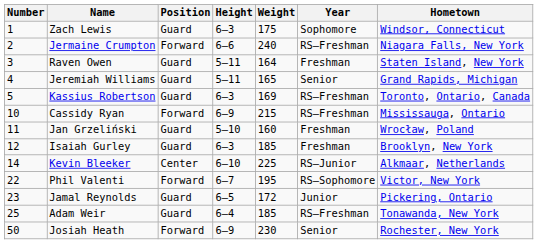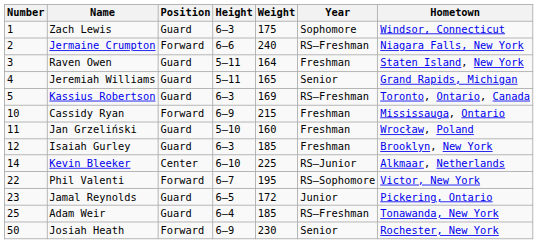(335, 114) RS–Freshman -> (325, 114) Freshman
